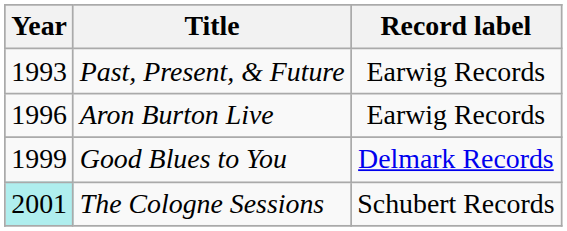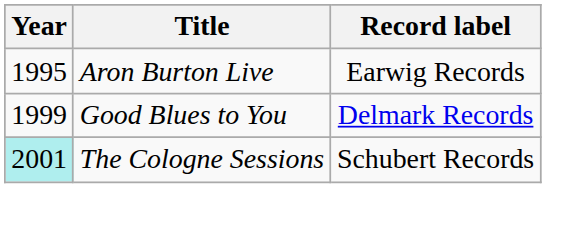- row: (212, 70)
(39, 114) 1996 -> (39, 70) 1995
